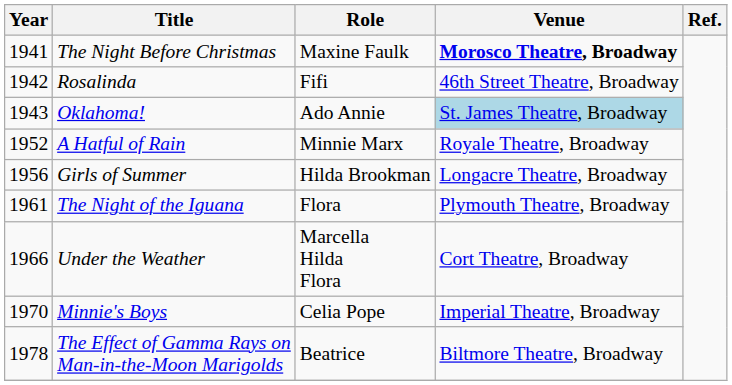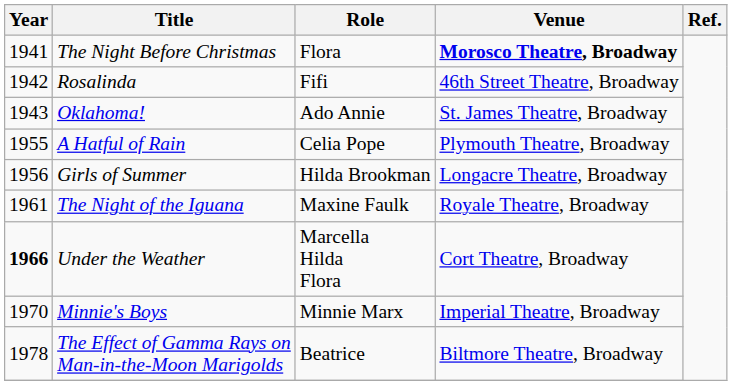(354, 50) Maxine Faulk -> (320, 50) Flora
(553, 112) lightblue background -> (553, 112) no background
(29, 143) 1952 -> (29, 143) 1955
(352, 143) Minnie Marx -> (342, 143) Celia Pope
(544, 143) Royale Theatre, Broadway -> (554, 143) Plymouth Theatre, Broadway
(320, 205) Flora -> (354, 205) Maxine Faulk
(554, 205) Plymouth Theatre, Broadway -> (544, 205) Royale Theatre, Broadway
(29, 258) normal -> (29, 258) bold
(342, 311) Celia Pope -> (352, 311) Minnie Marx
